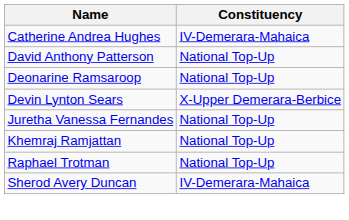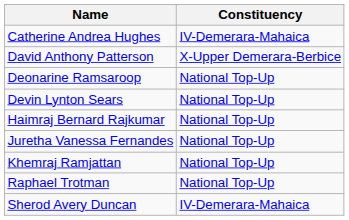(227, 57) National Top-Up -> (260, 57) X-Upper Demerara-Berbice
(260, 99) X-Upper Demerara-Berbice -> (227, 99) National Top-Up
+ row: (86, 120)
